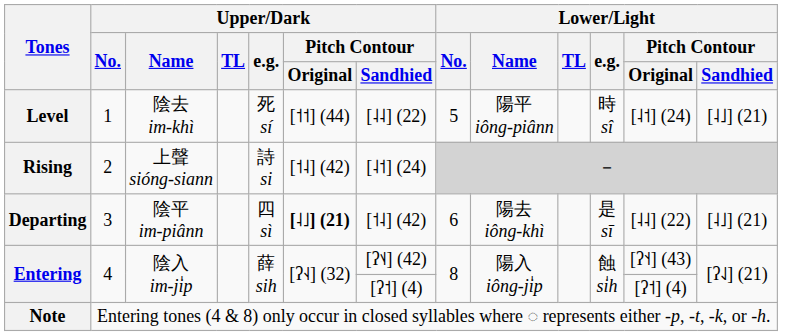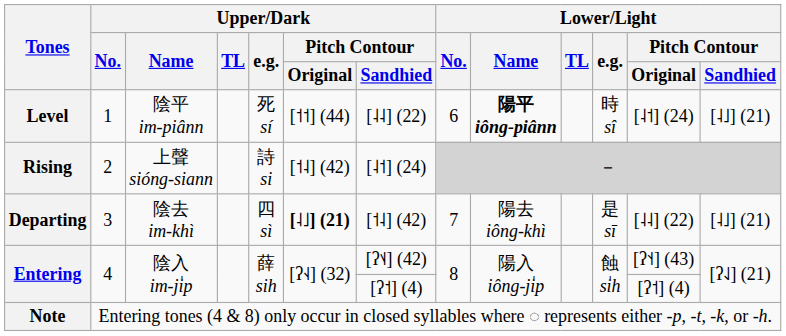(171, 116) 陰去 im-khì -> (171, 116) 陰平 im-piânn
(454, 115) 5 -> (454, 115) 6
(514, 116) normal -> (516, 116) bold
(171, 220) 陰平 im-piânn -> (171, 220) 陰去 im-khì
(454, 219) 6 -> (454, 219) 7
